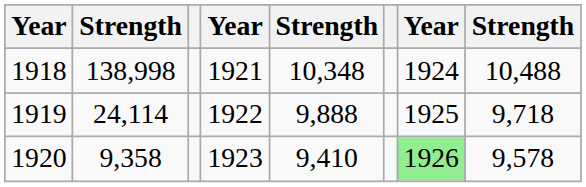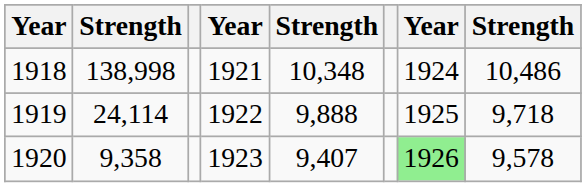(523, 70) 10,488 -> (523, 70) 10,486
(327, 158) 9,410 -> (327, 158) 9,407
